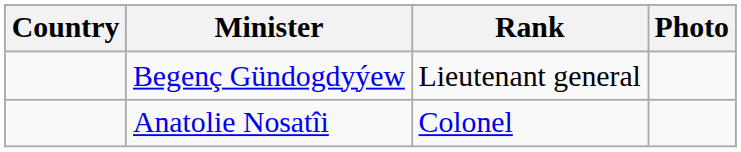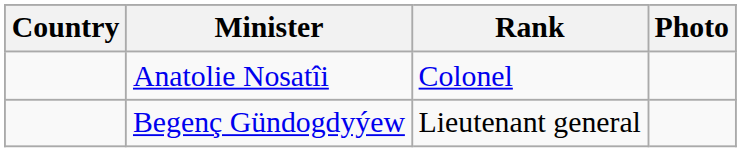rows swapped: (231, 122) <-> (269, 75)
